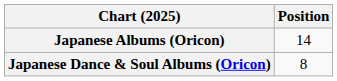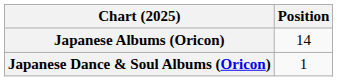(304, 64) 8 -> (304, 64) 1
